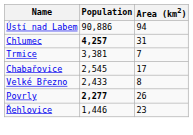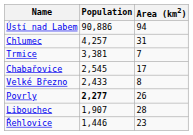(94, 41) bold -> (94, 41) normal
+ row: (29, 110)
